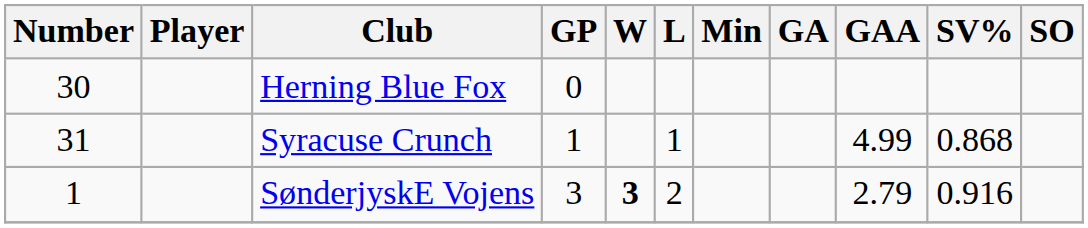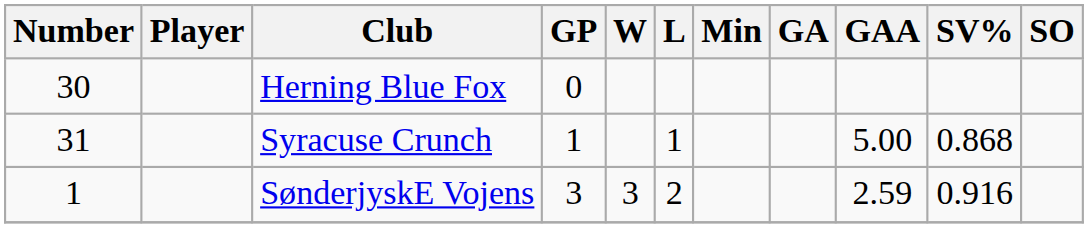(882, 139) 4.99 -> (882, 139) 5.00
(630, 193) bold -> (630, 193) normal
(882, 193) 2.79 -> (882, 193) 2.59
